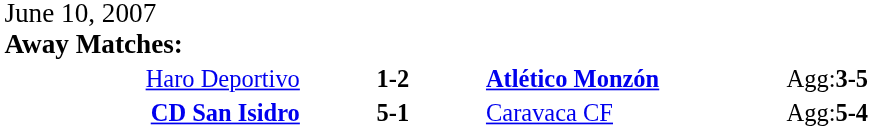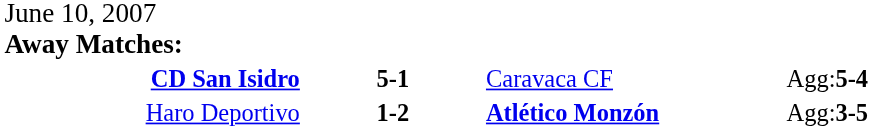rows swapped: (223, 78) <-> (225, 112)
